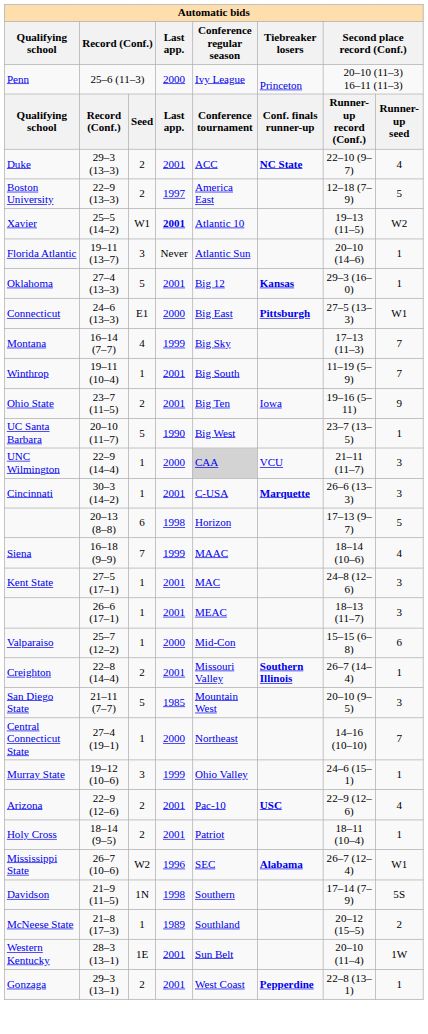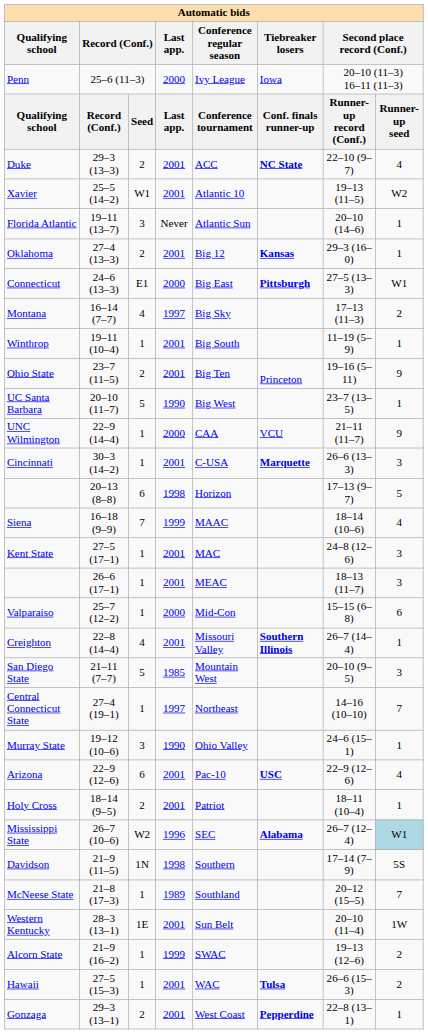(281, 85) Princeton -> (271, 79) Iowa
- row: (30, 193)
(174, 223) bold -> (174, 193) normal
(142, 283) 5 -> (142, 253) 2
(174, 343) 1999 -> (174, 313) 1997
(399, 343) 7 -> (399, 313) 2
(399, 373) 7 -> (399, 343) 1
(271, 403) Iowa -> (281, 379) Princeton
(207, 463) lightgrey background -> (207, 433) no background
(399, 463) 3 -> (399, 433) 9
(142, 672) 2 -> (142, 642) 4
(174, 738) 2000 -> (174, 708) 1997
(174, 775) 1999 -> (174, 745) 1990
(142, 804) 2 -> (142, 775) 6
(399, 864) no background -> (399, 834) lightblue background
(399, 924) 2 -> (399, 894) 7
+ row: (35, 954)
+ row: (23, 984)
